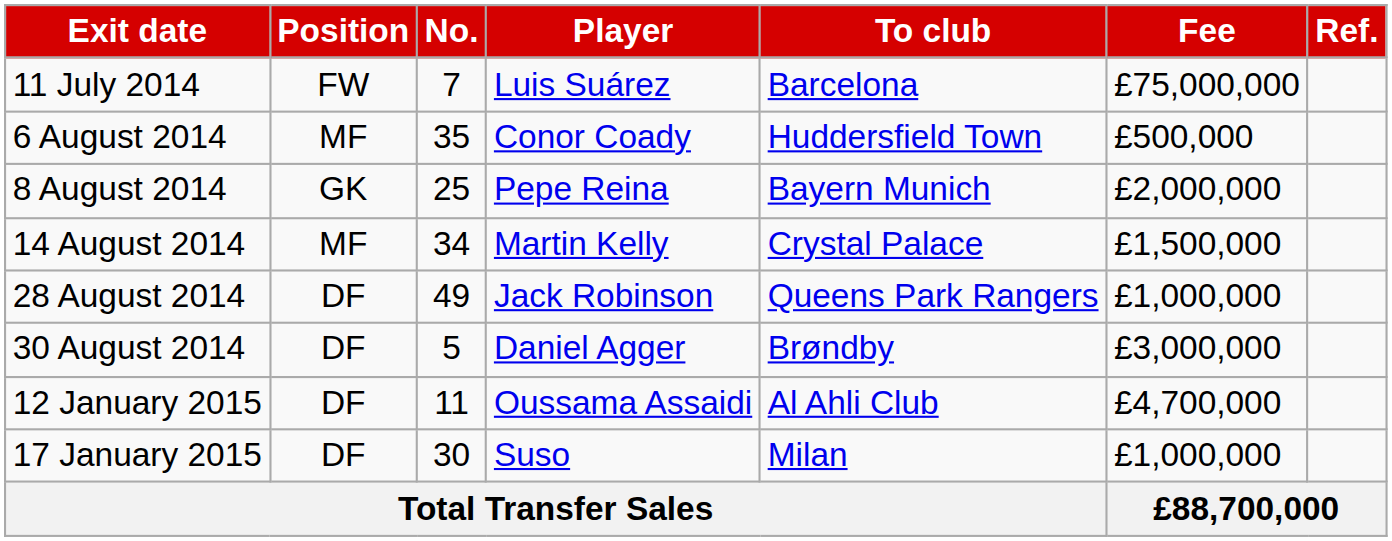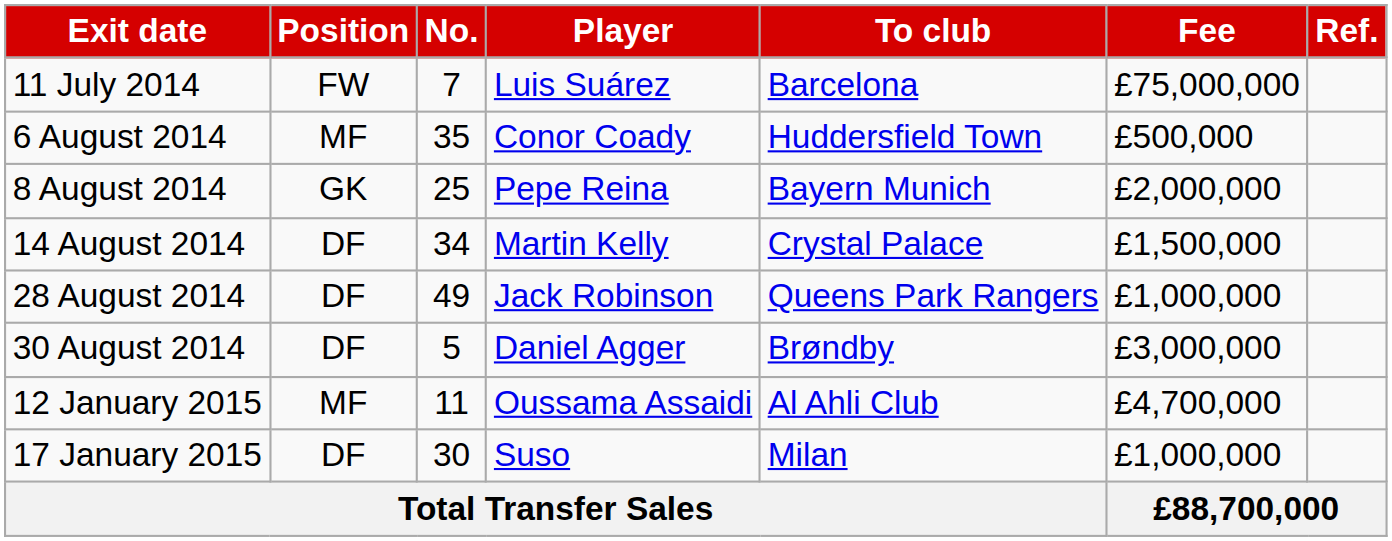(343, 243) MF -> (343, 243) DF
(343, 402) DF -> (343, 402) MF
